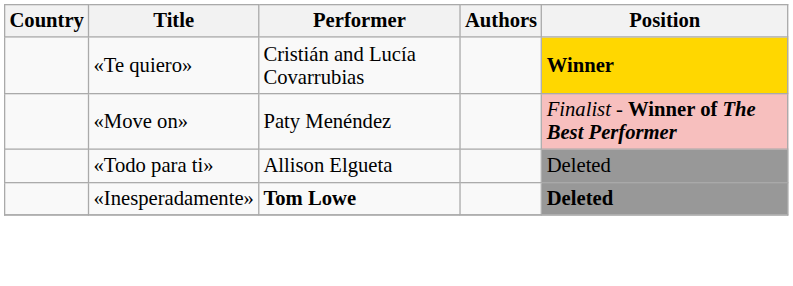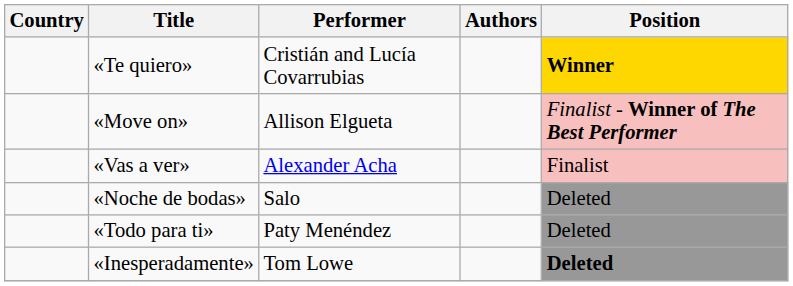(327, 121) Paty Menéndez -> (328, 121) Allison Elgueta
+ row: (142, 165)
+ row: (170, 198)
(328, 165) Allison Elgueta -> (327, 230) Paty Menéndez
(310, 198) bold -> (308, 263) normal
